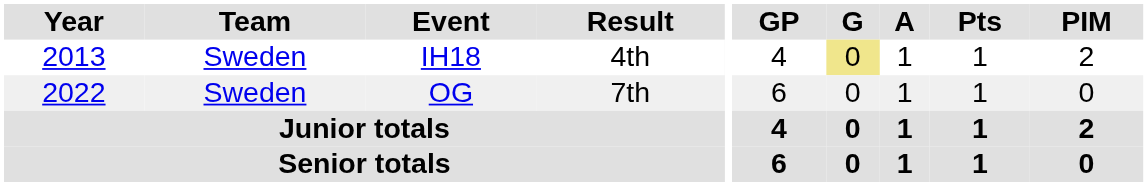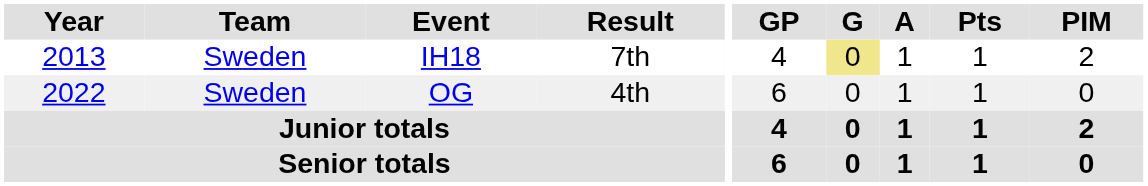(630, 57) 4th -> (630, 57) 7th
(630, 92) 7th -> (630, 92) 4th
